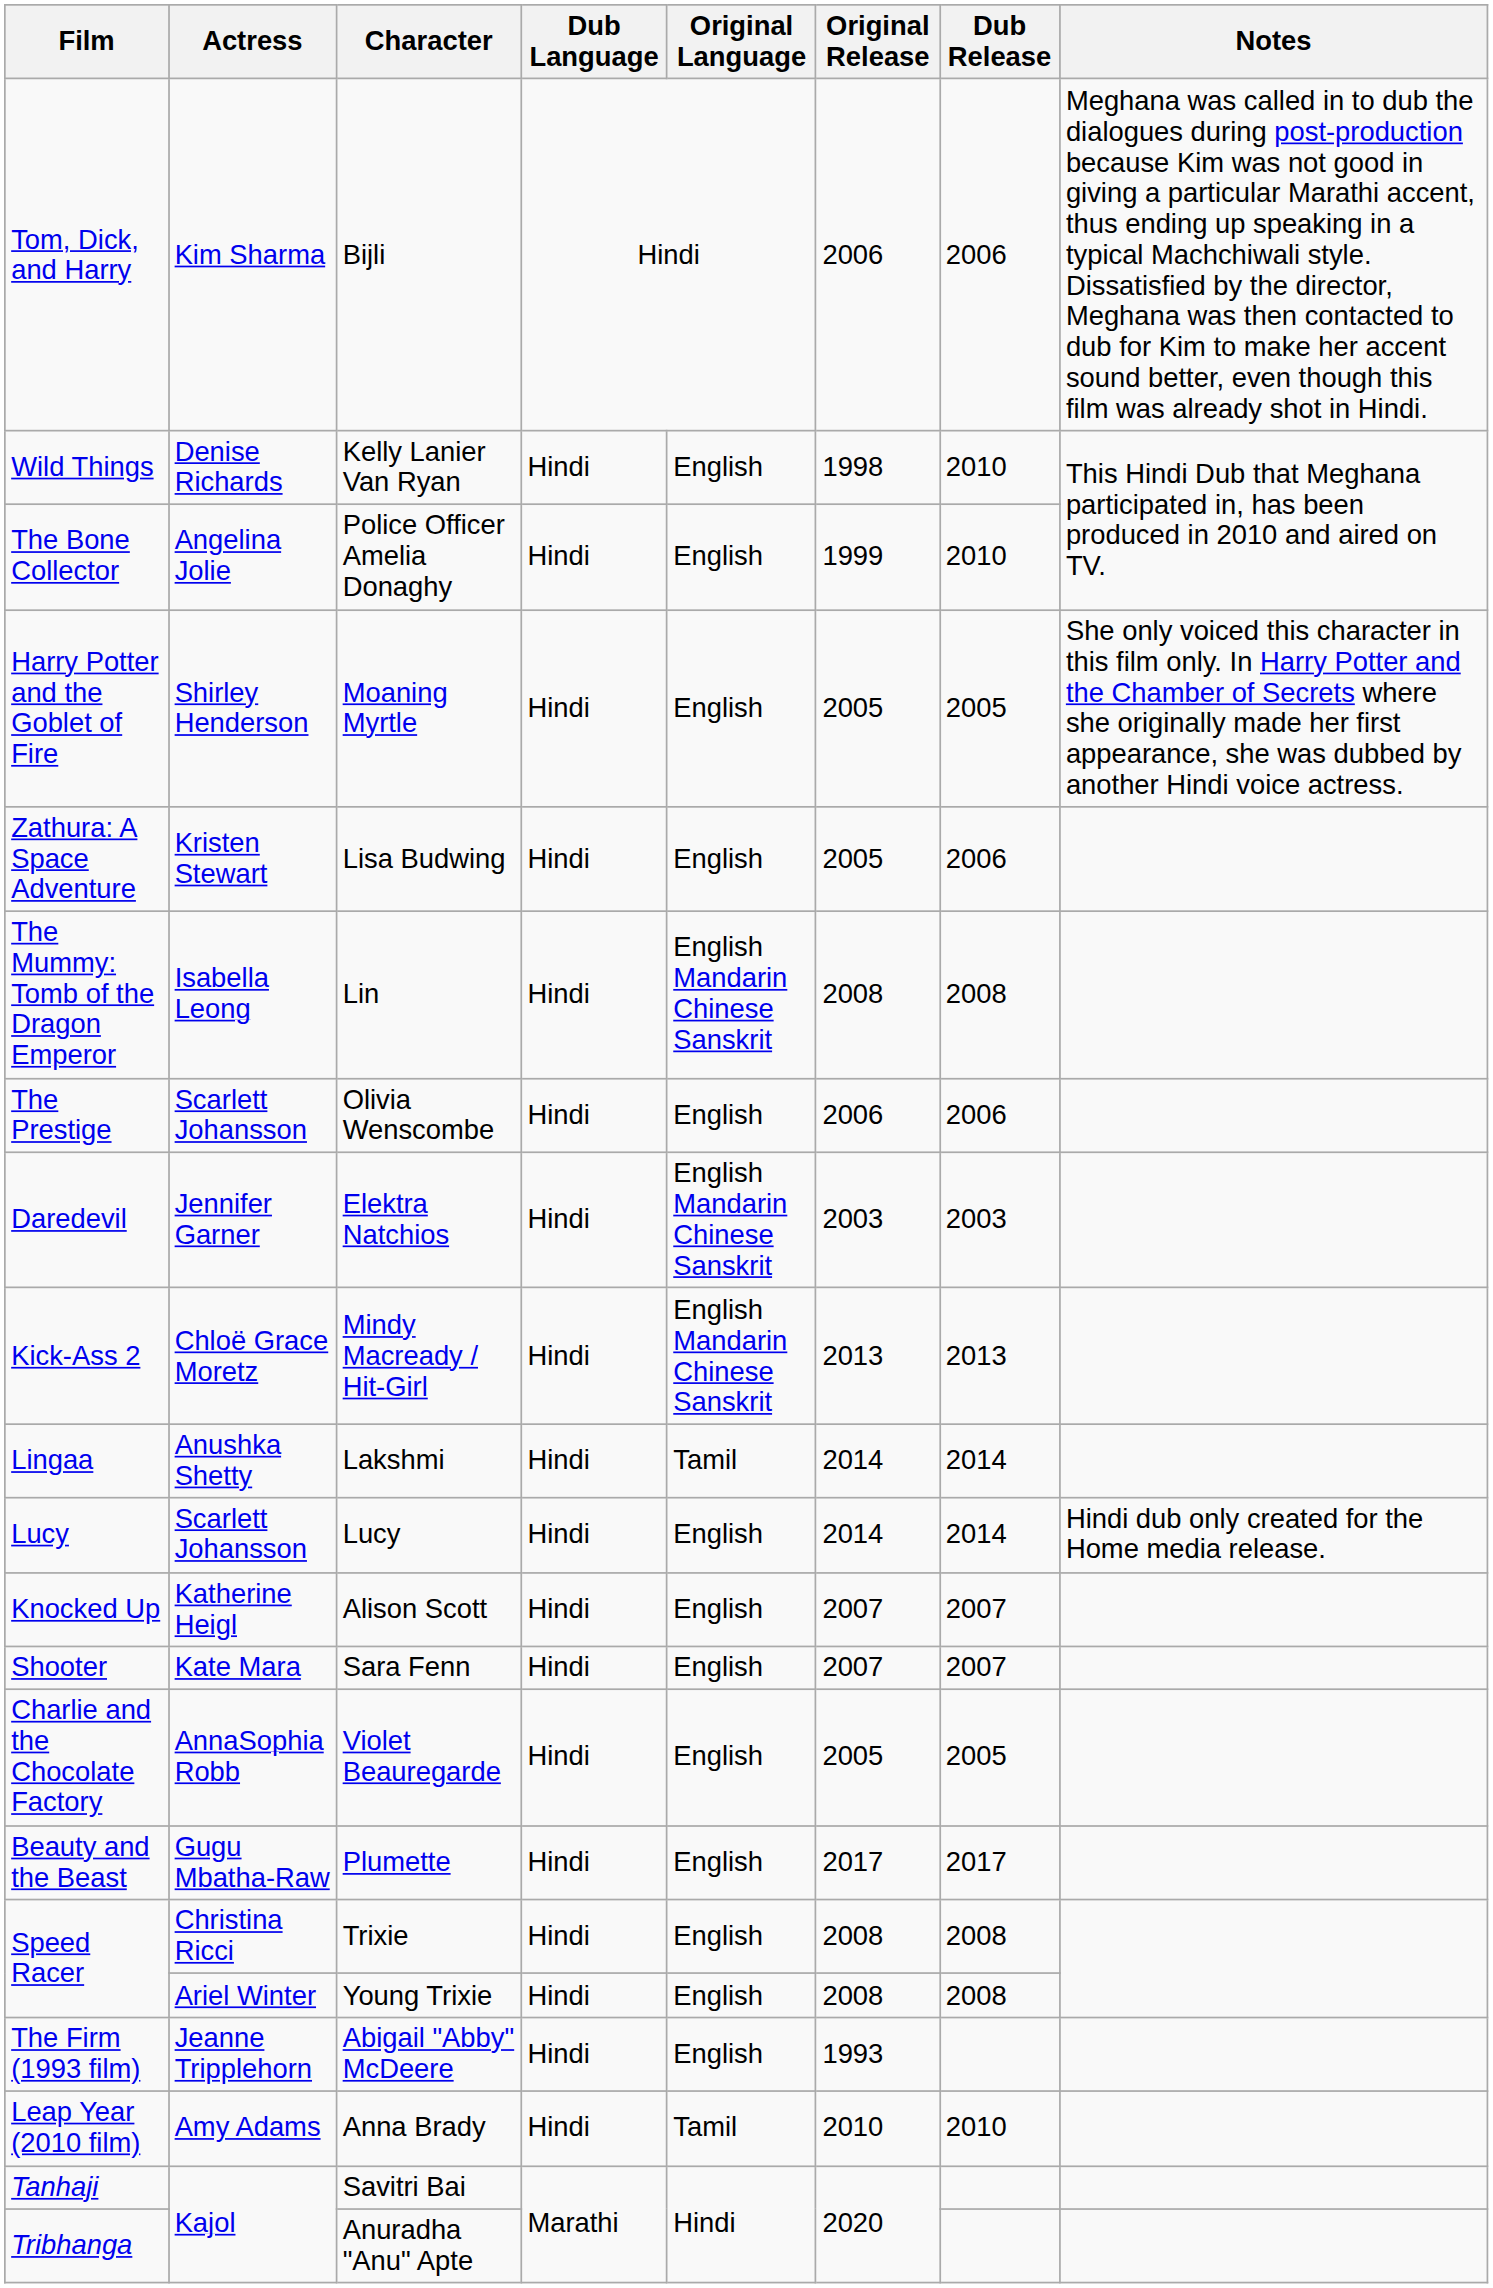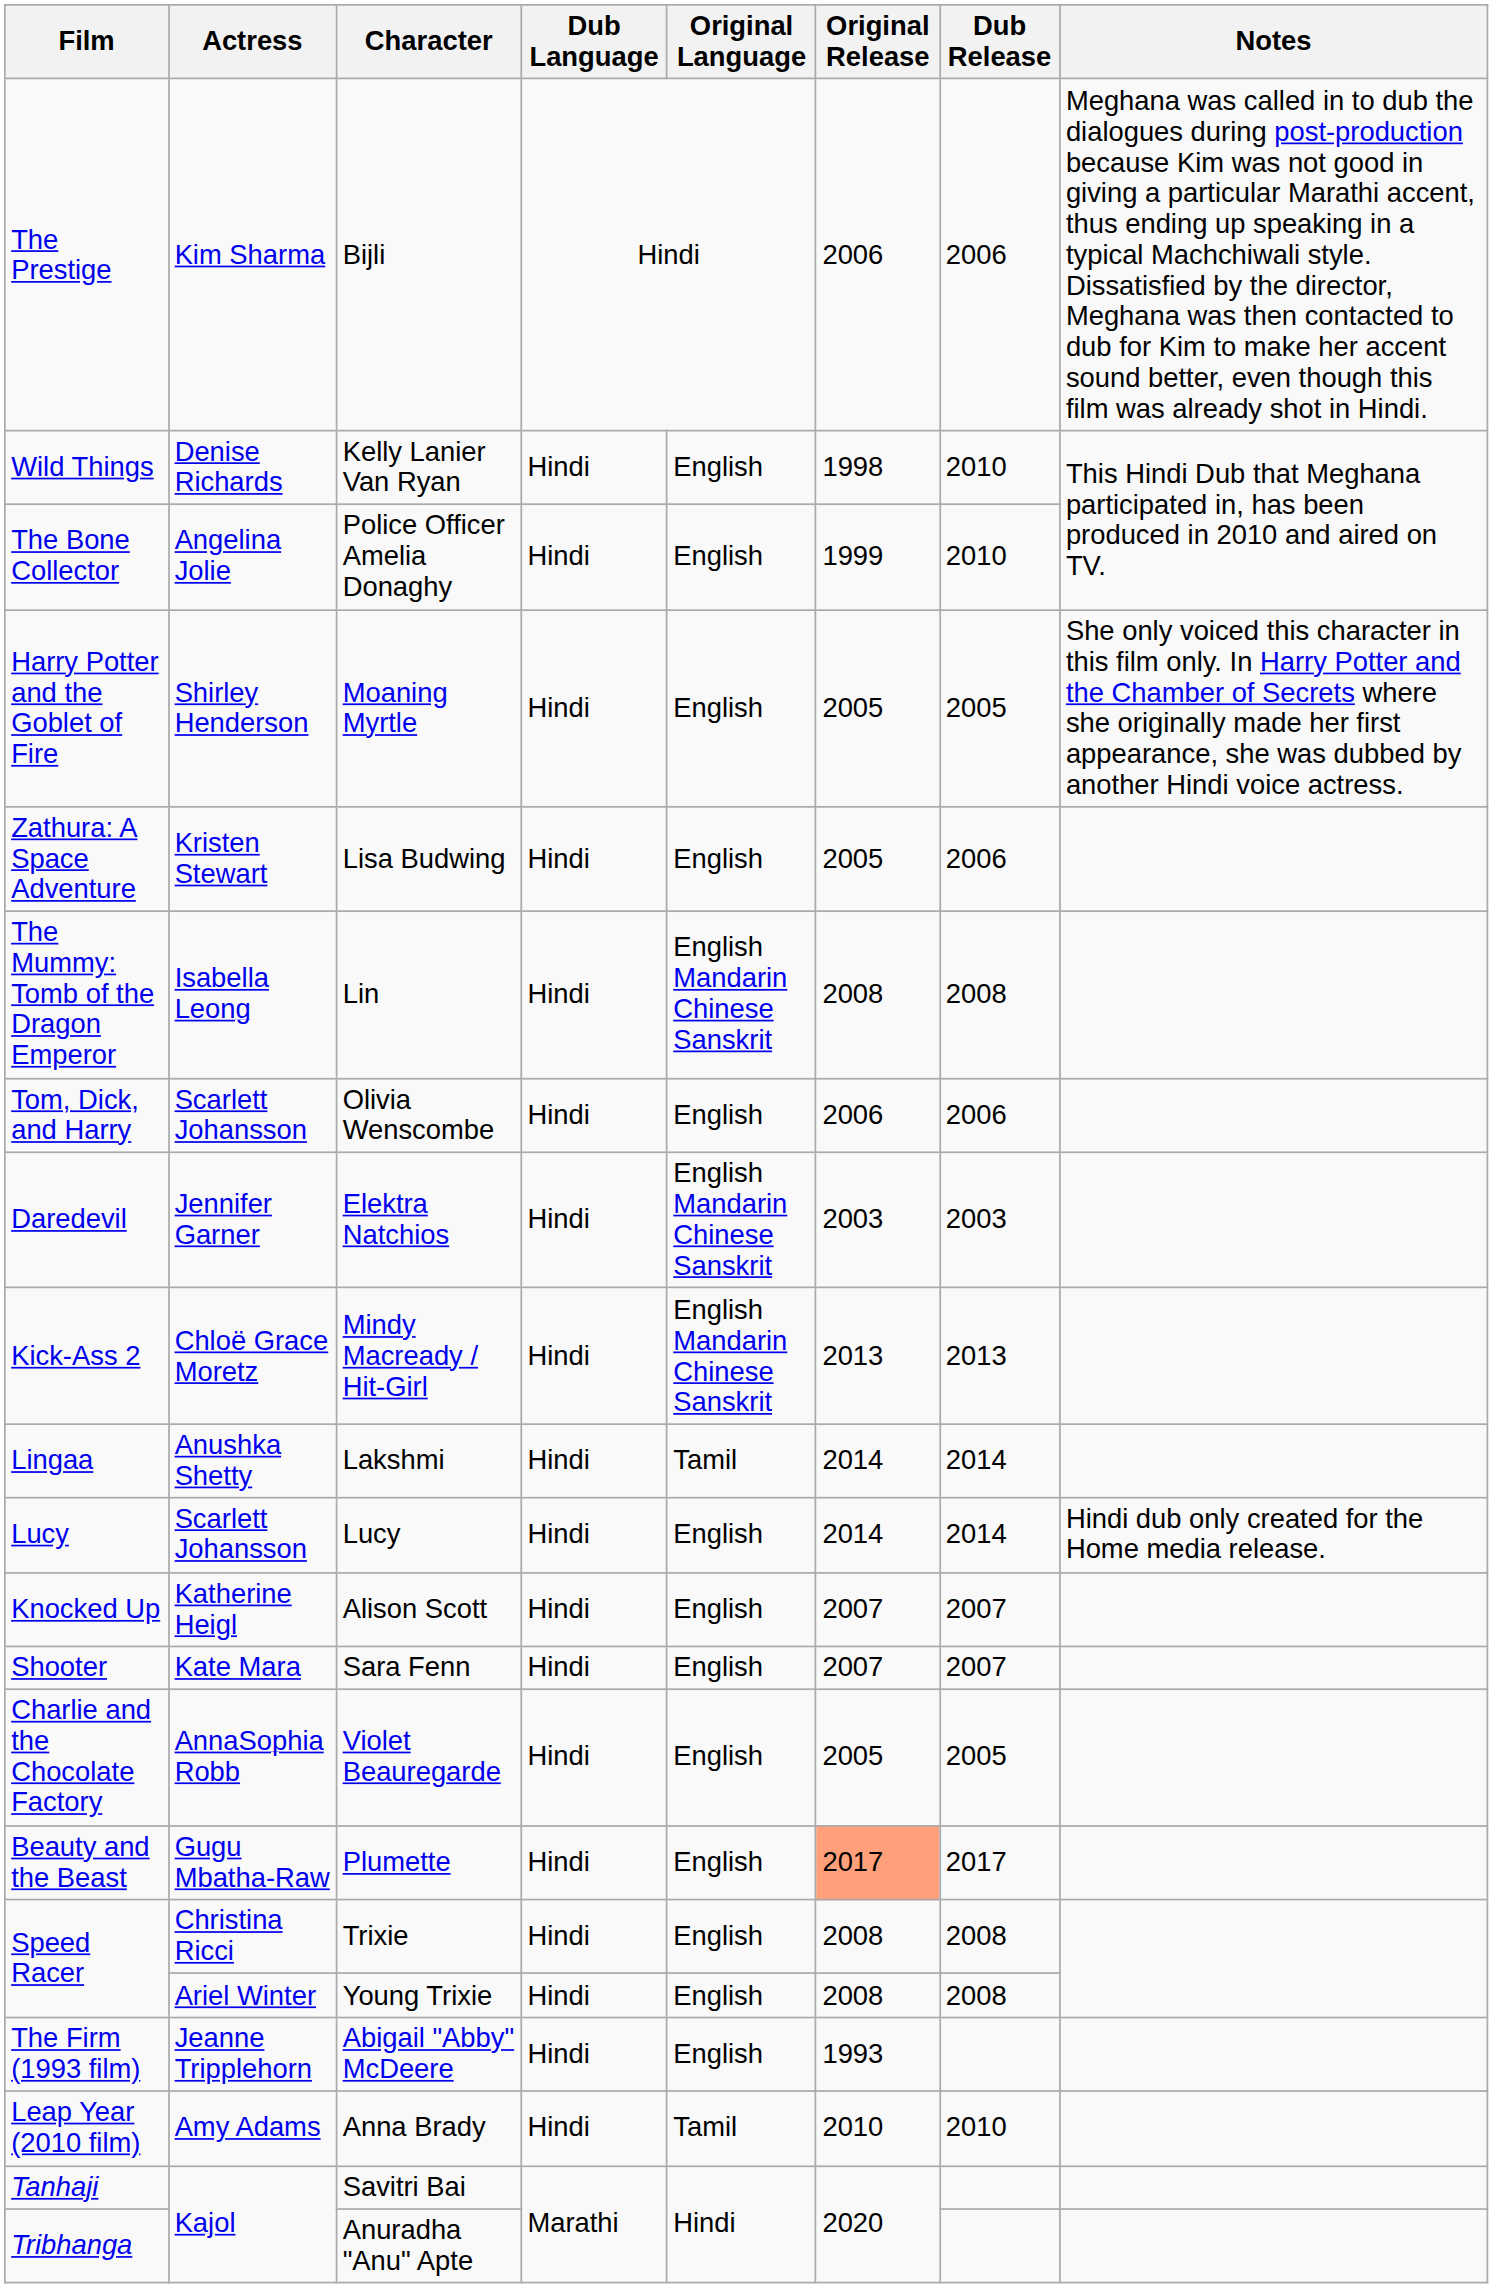(75, 254) Tom, Dick, and Harry -> (61, 254) The Prestige
(61, 1114) The Prestige -> (75, 1114) Tom, Dick, and Harry
(853, 1862) no background -> (853, 1862) lightsalmon background
